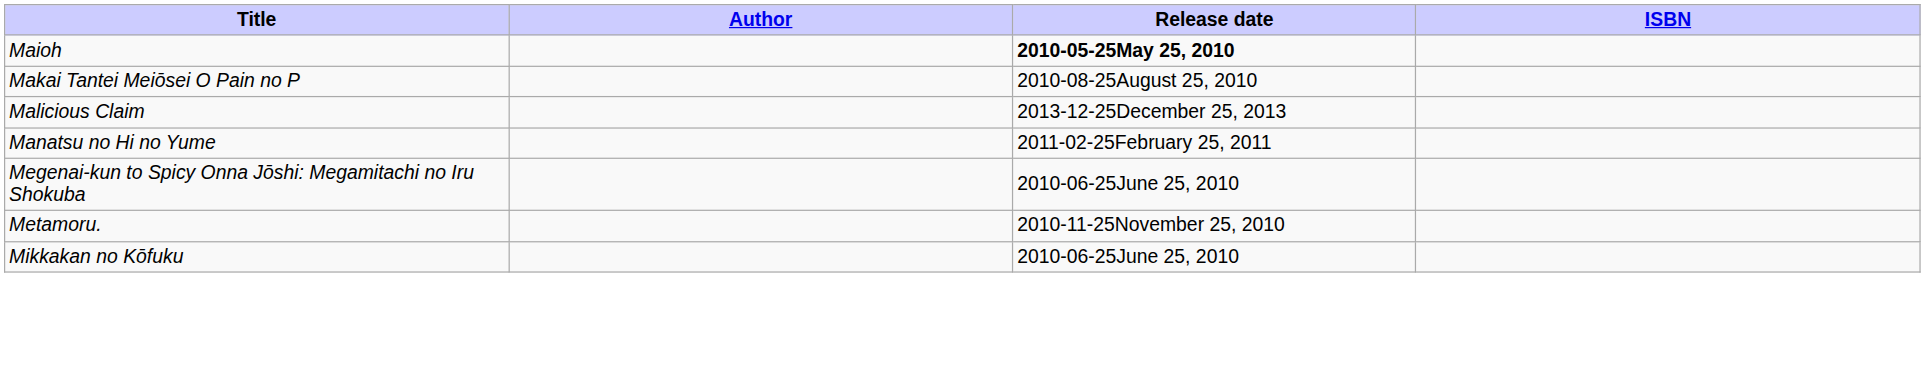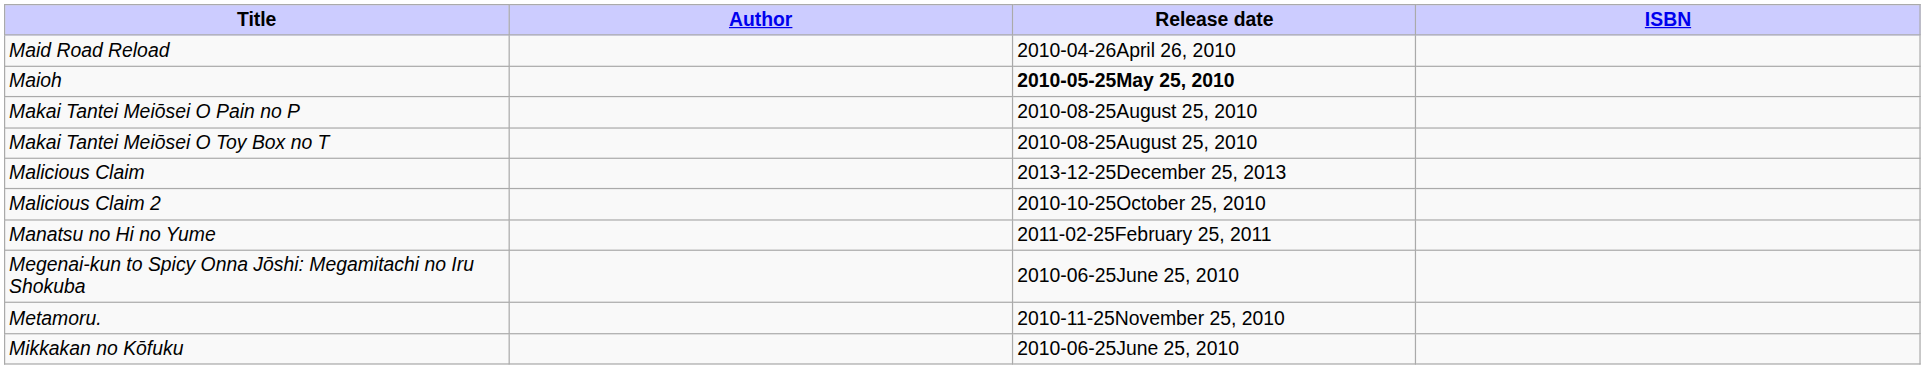+ row: (89, 50)
+ row: (169, 142)
+ row: (85, 204)
